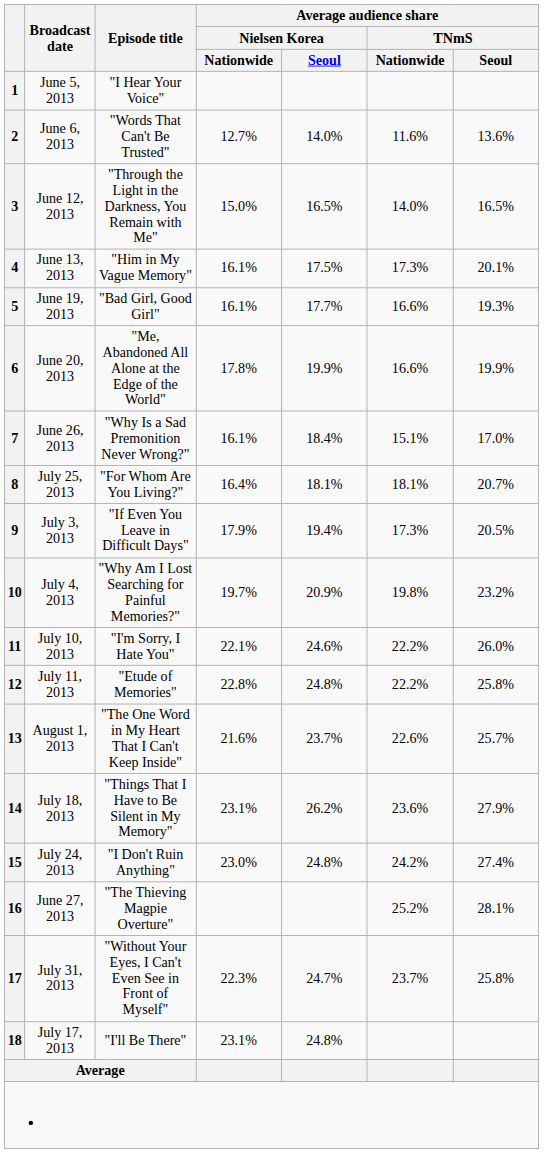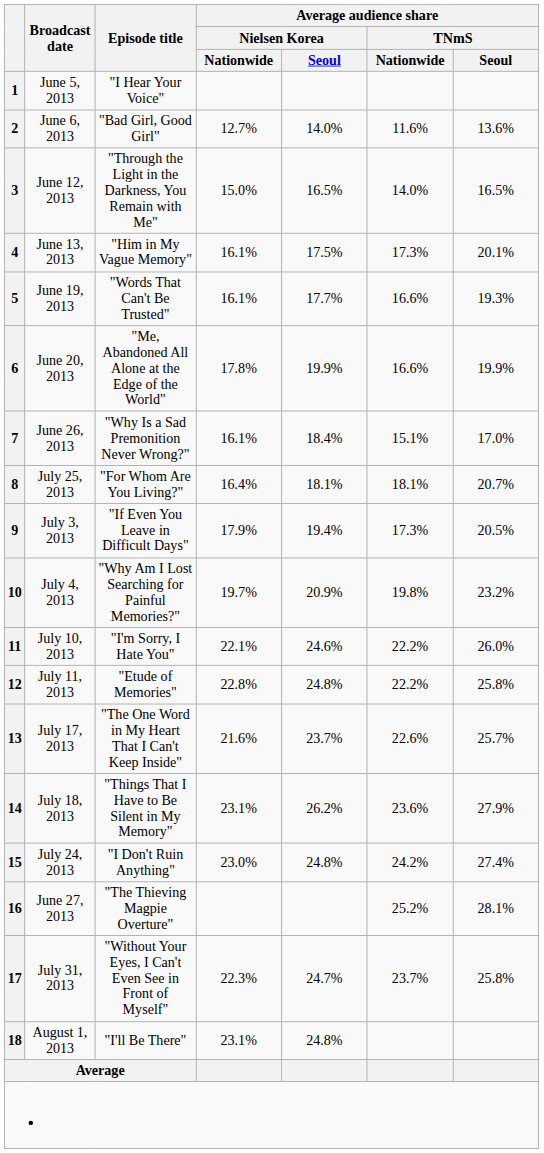(145, 136) "Words That Can't Be Trusted" -> (145, 128) "Bad Girl, Good Girl"
(145, 306) "Bad Girl, Good Girl" -> (145, 298) "Words That Can't Be Trusted"
(60, 738) August 1, 2013 -> (60, 738) July 17, 2013
(60, 1040) July 17, 2013 -> (60, 1040) August 1, 2013
